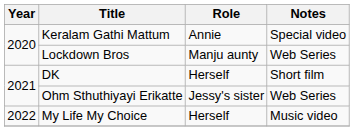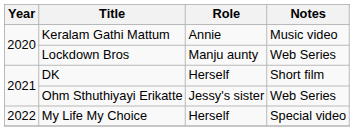(308, 34) Special video -> (304, 34) Music video
(304, 116) Music video -> (308, 116) Special video
